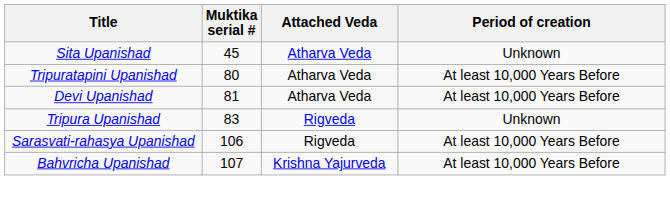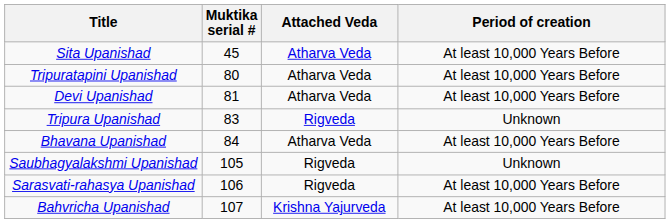(532, 53) Unknown -> (532, 53) At least 10,000 Years Before
+ row: (103, 141)
+ row: (103, 163)
